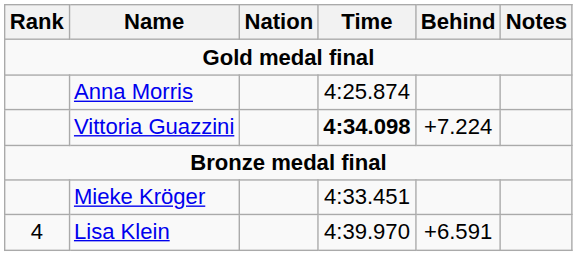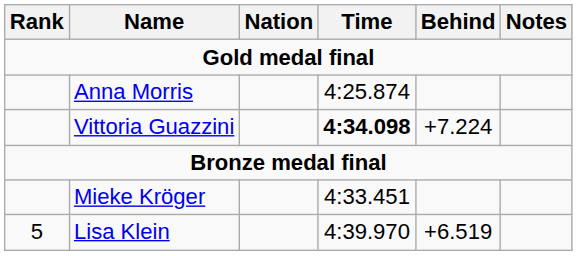(37, 232) 4 -> (37, 232) 5
(458, 232) +6.591 -> (458, 232) +6.519
